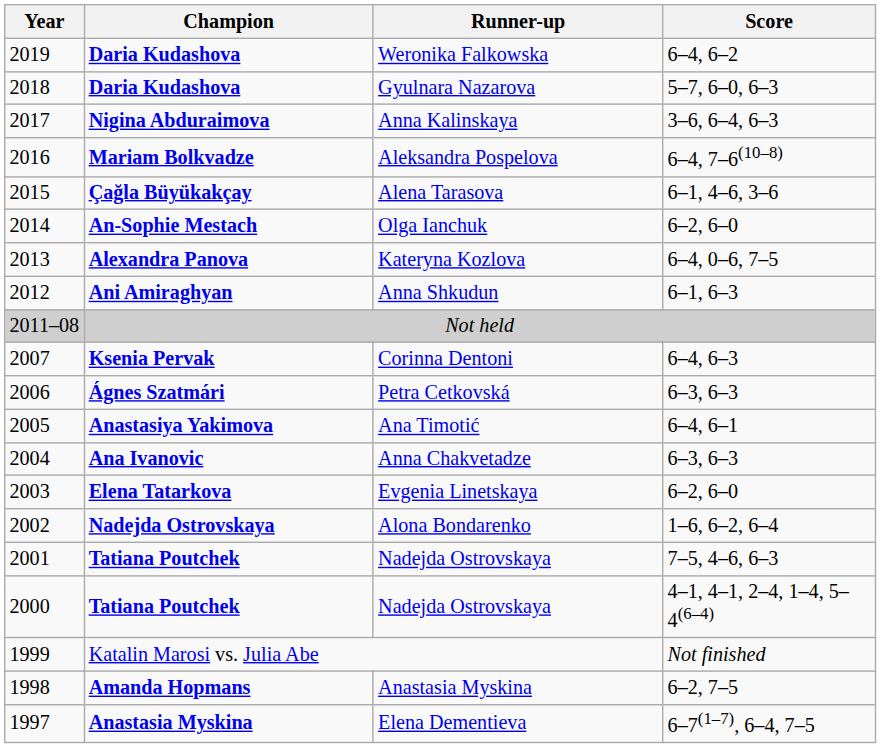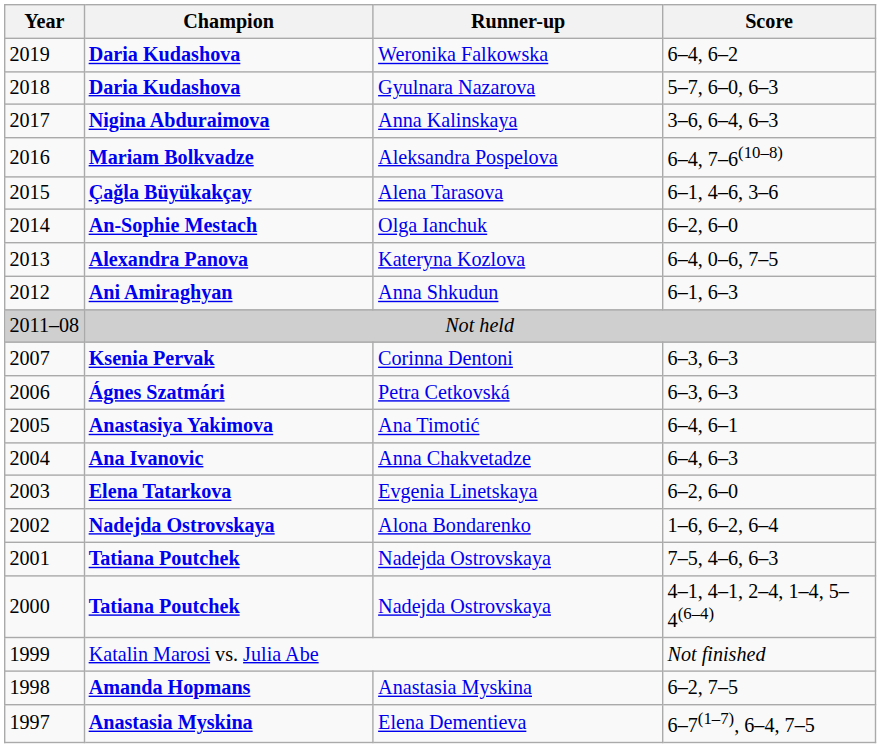(703, 359) 6–4, 6–3 -> (703, 359) 6–3, 6–3
(703, 459) 6–3, 6–3 -> (703, 459) 6–4, 6–3
